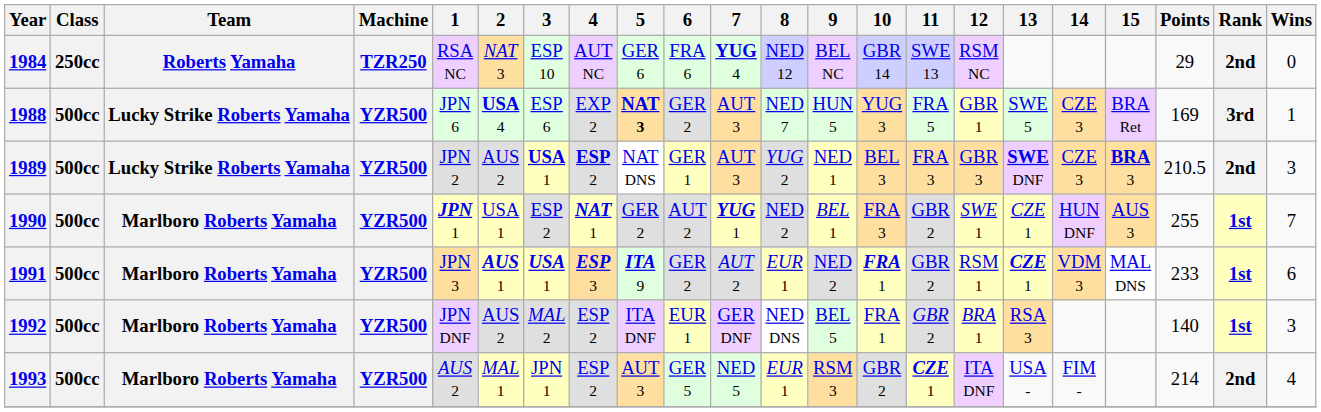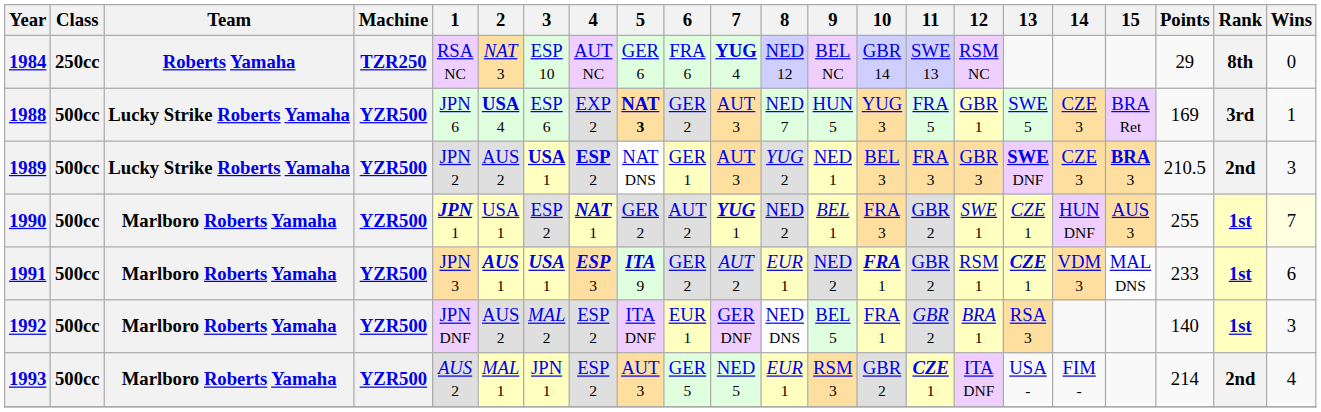(1240, 61) 2nd -> (1240, 61) 8th
(1291, 220) no background -> (1291, 220) lightyellow background
